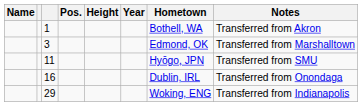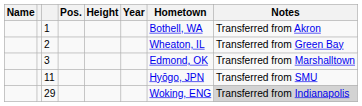+ row: (47, 45)
- row: (50, 77)
(283, 93) no background -> (283, 93) lightgrey background
